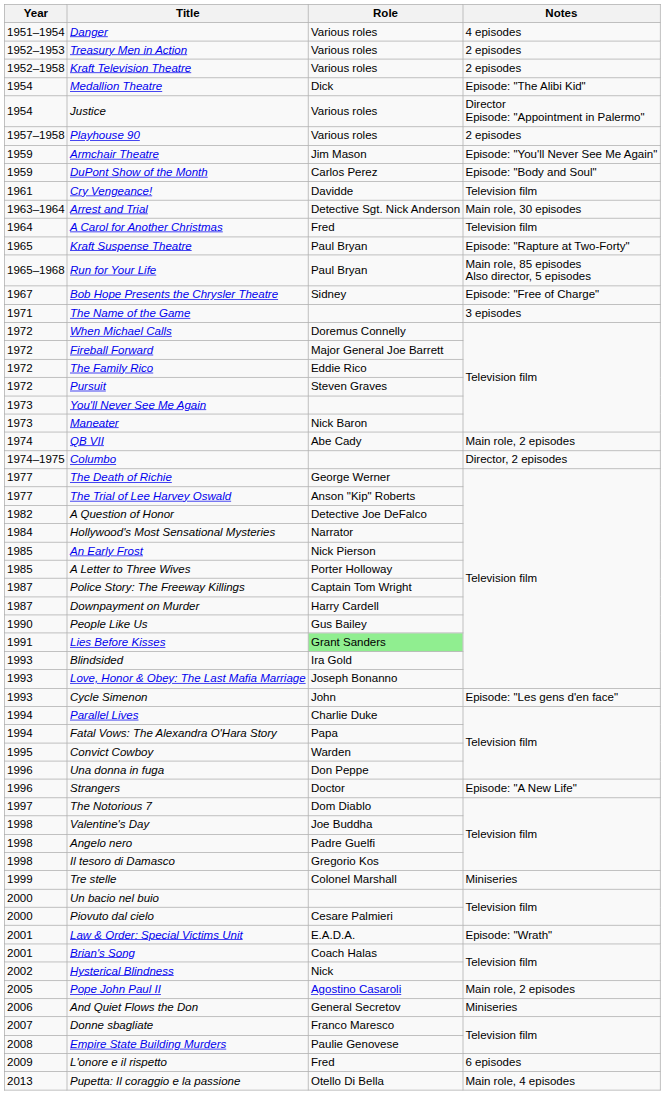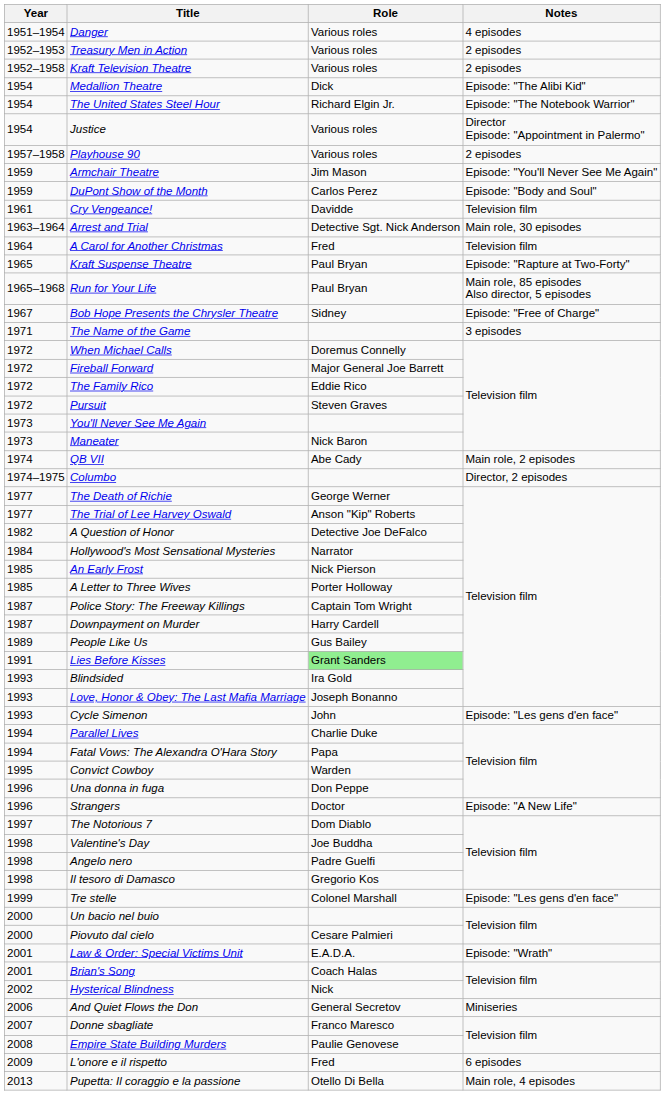+ row: (145, 104)
(20, 624) 1990 -> (20, 642) 1989
(491, 879) Miniseries -> (542, 898) Episode: "Les gens d'en face"
- row: (115, 989)
